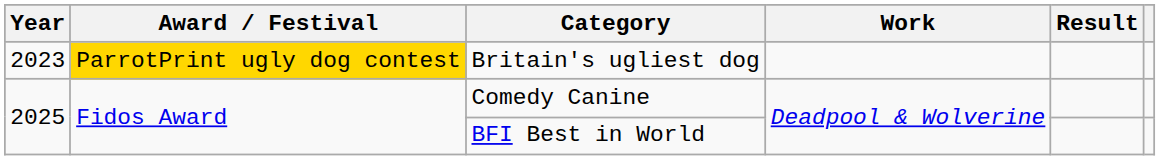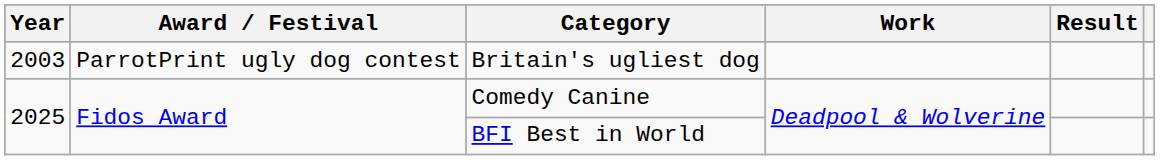(38, 61) 2023 -> (38, 61) 2003
(268, 61) gold background -> (268, 61) no background
